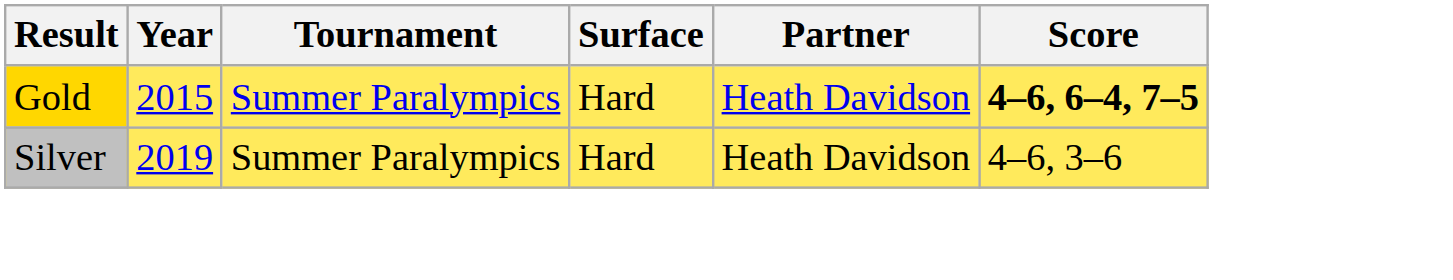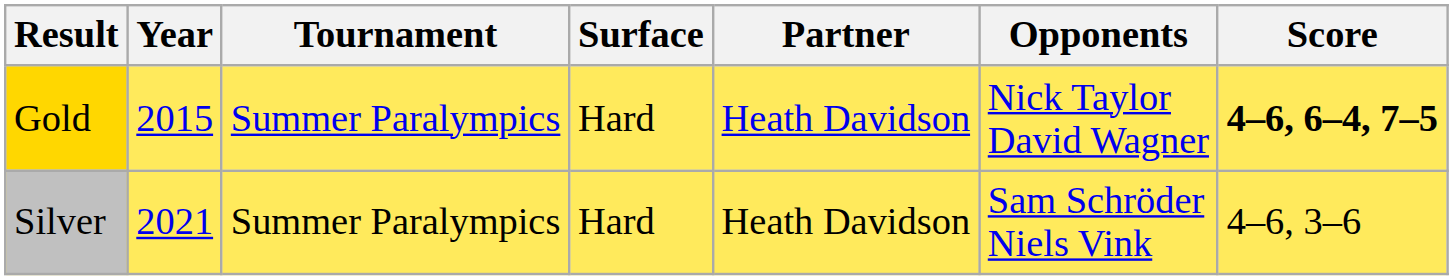+ column: (1098, 34)
(175, 156) 2019 -> (175, 221) 2021
